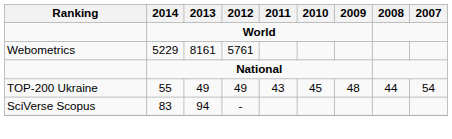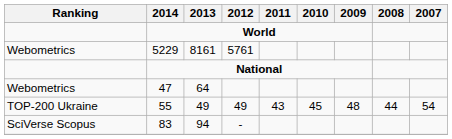+ row: (165, 87)
